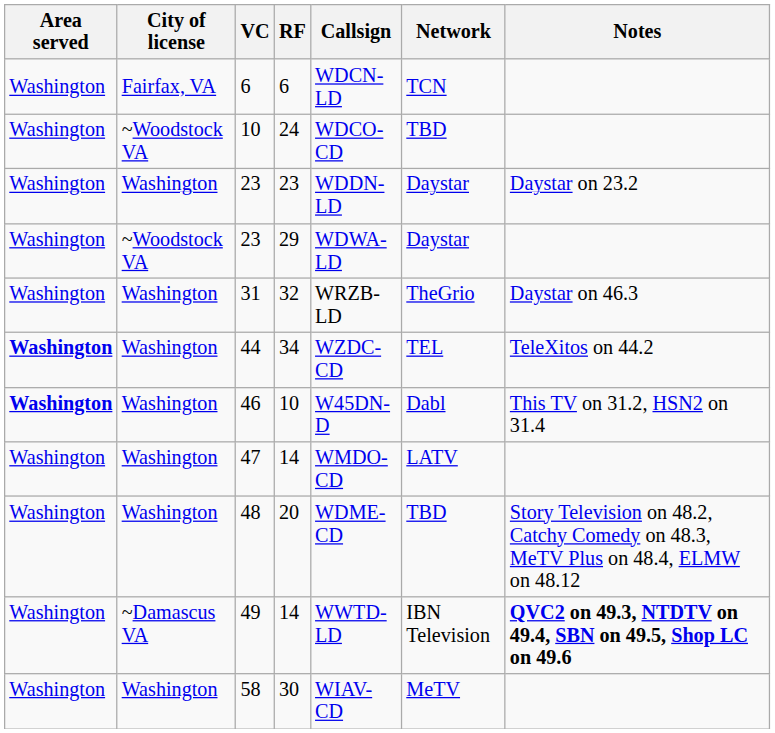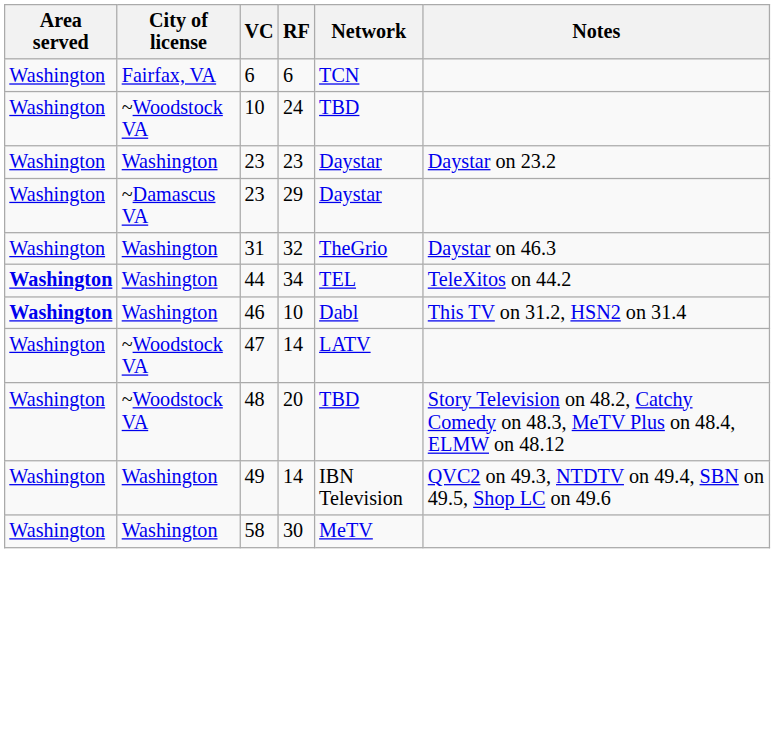- column: (356, 31)
(172, 250) ~Woodstock VA -> (169, 205) ~Damascus VA
(170, 457) Washington -> (172, 355) ~Woodstock VA
(170, 512) Washington -> (172, 410) ~Woodstock VA
(169, 623) ~Damascus VA -> (170, 476) Washington
(629, 635) bold -> (596, 487) normal
